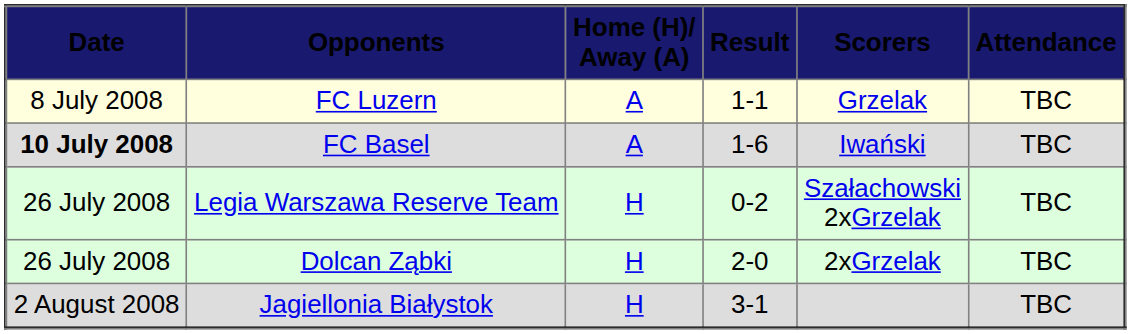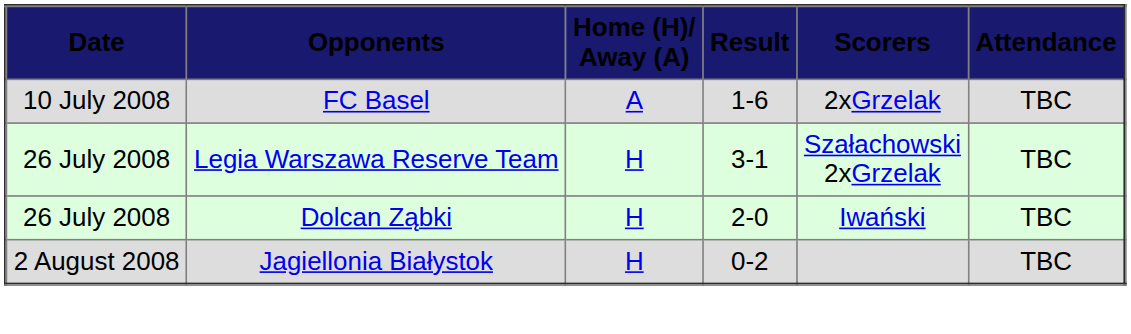- row: (376, 100)
(97, 144) bold -> (97, 100) normal
(882, 144) Iwański -> (882, 100) 2xGrzelak
(750, 202) 0-2 -> (750, 159) 3-1
(882, 261) 2xGrzelak -> (882, 217) Iwański
(750, 305) 3-1 -> (750, 261) 0-2
